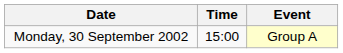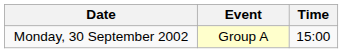columns swapped: (222, 15) <-> (292, 15)
